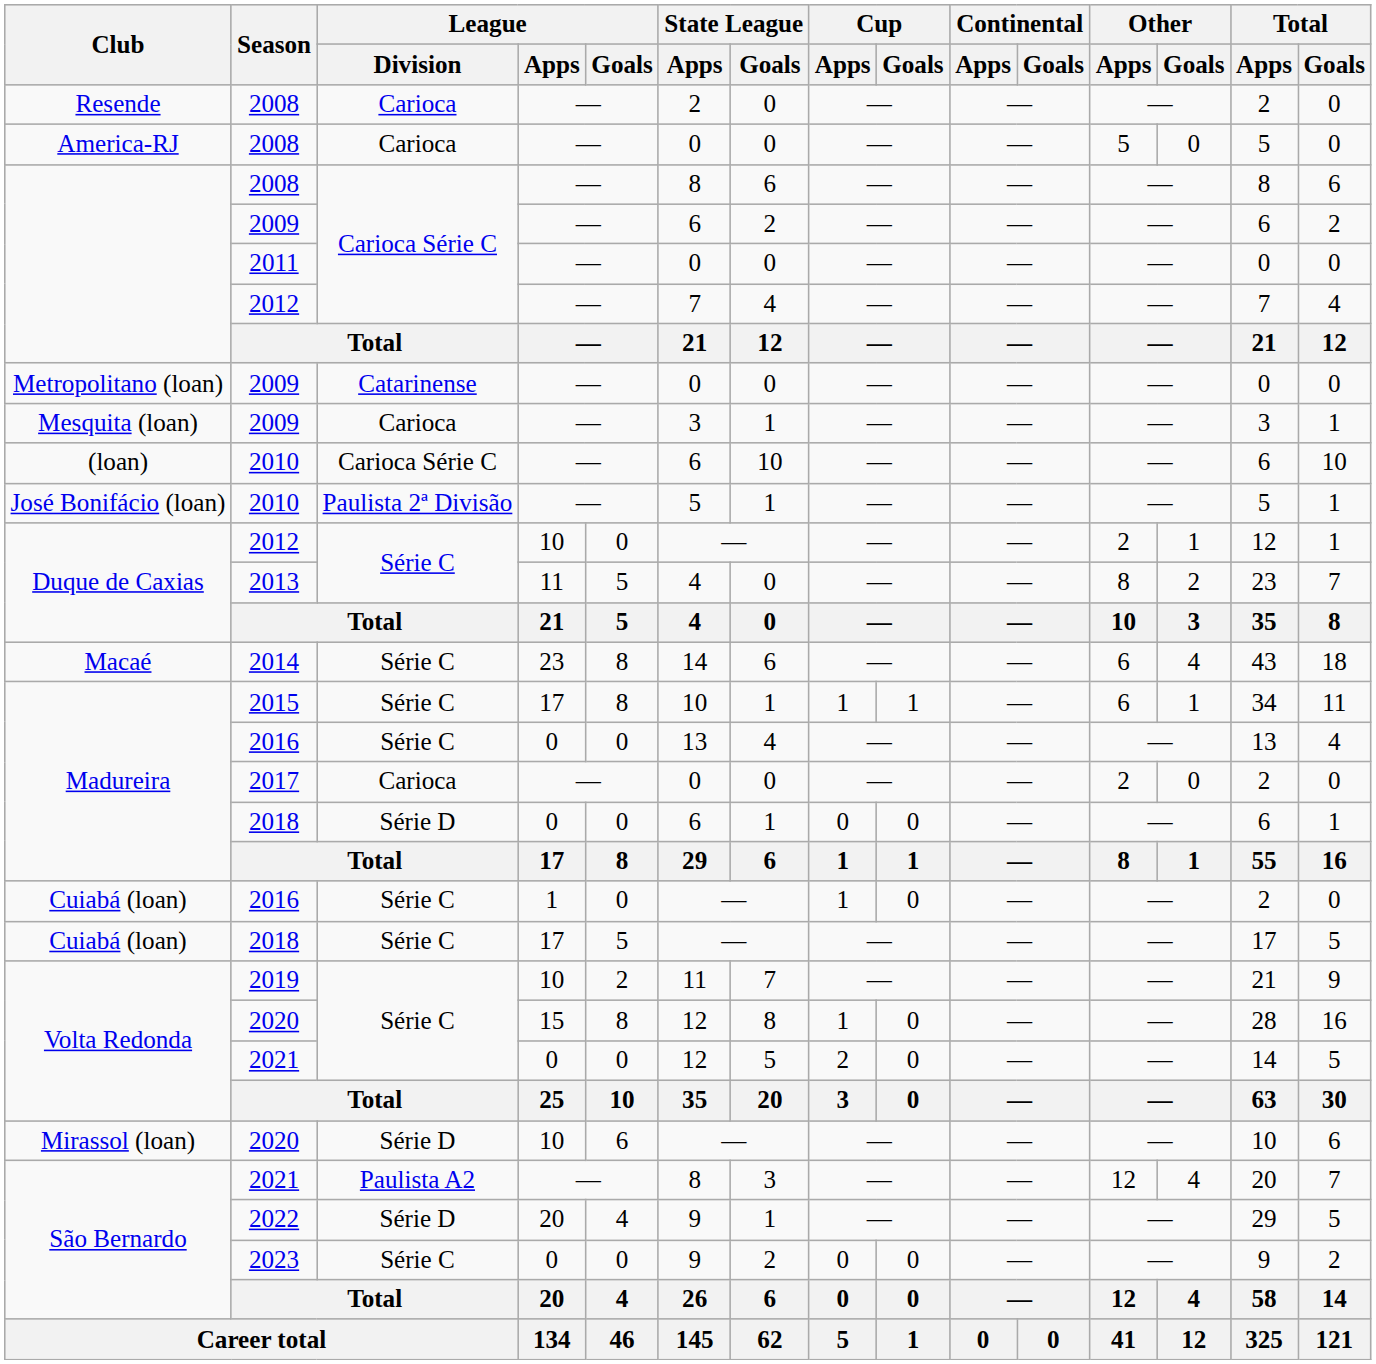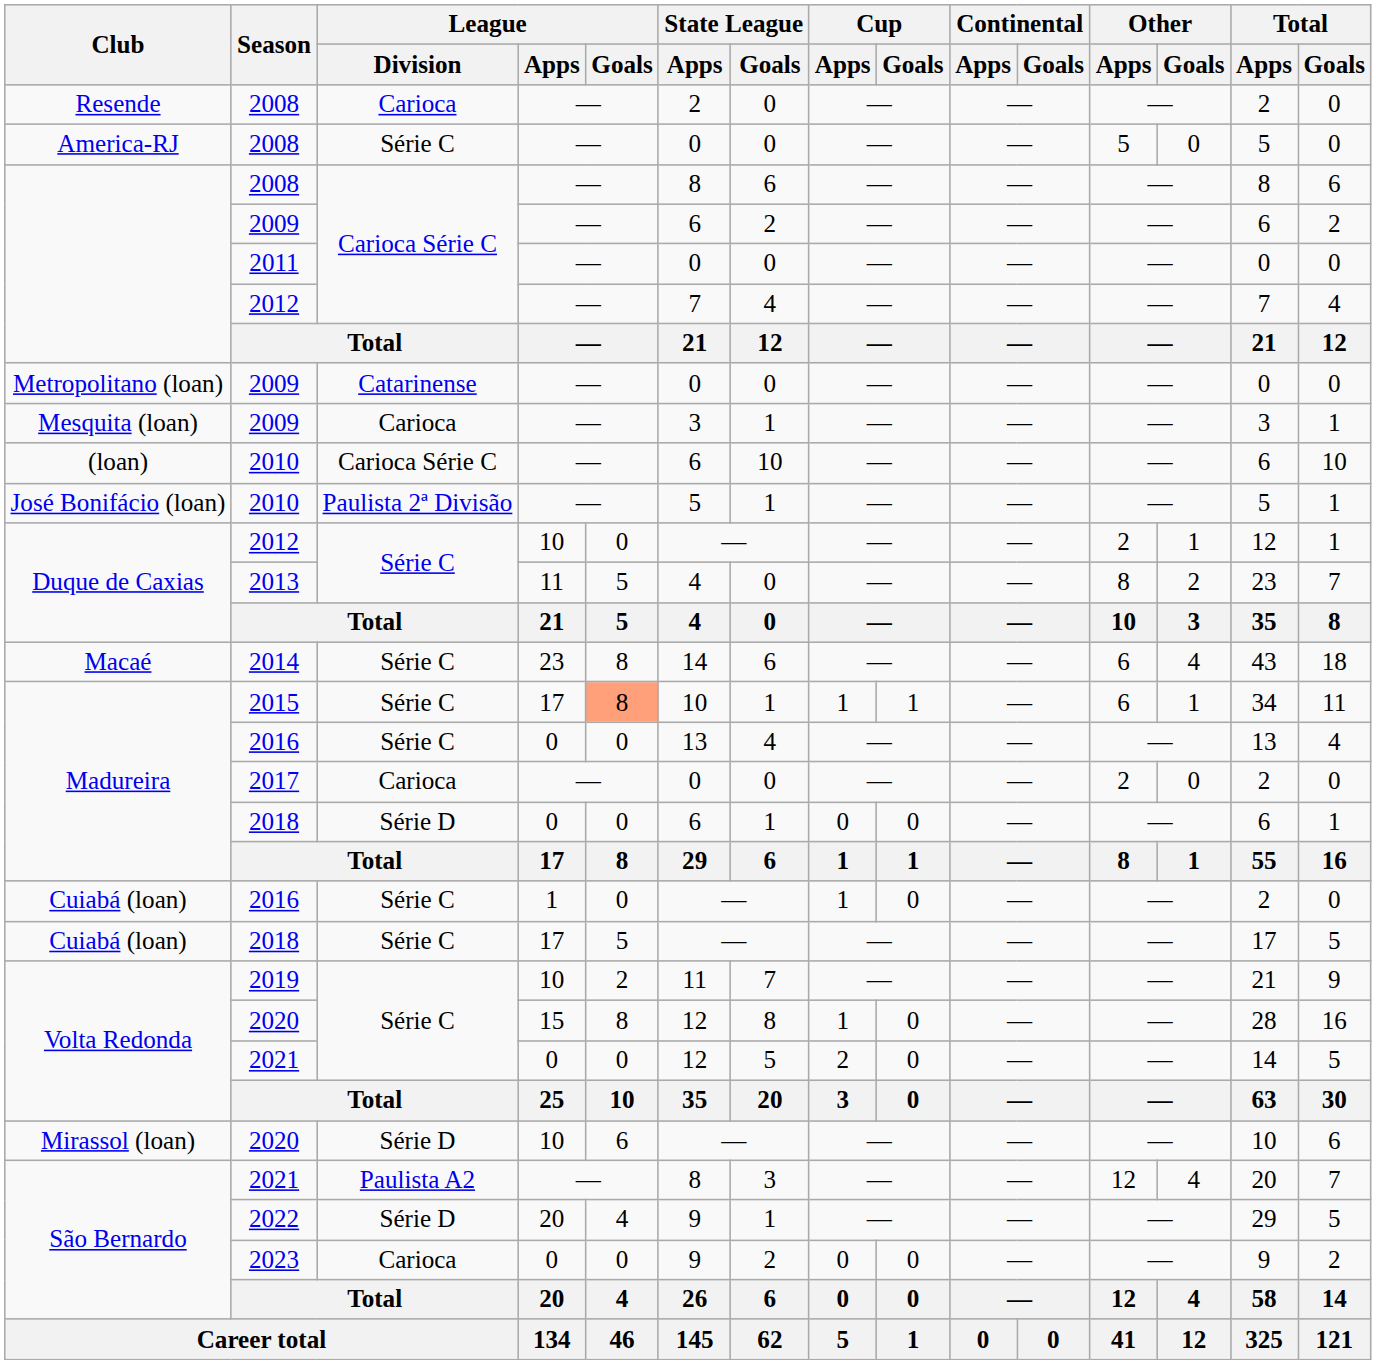(417, 143) Carioca -> (417, 143) Série C
(622, 701) no background -> (622, 701) lightsalmon background
(417, 1259) Série C -> (417, 1259) Carioca
